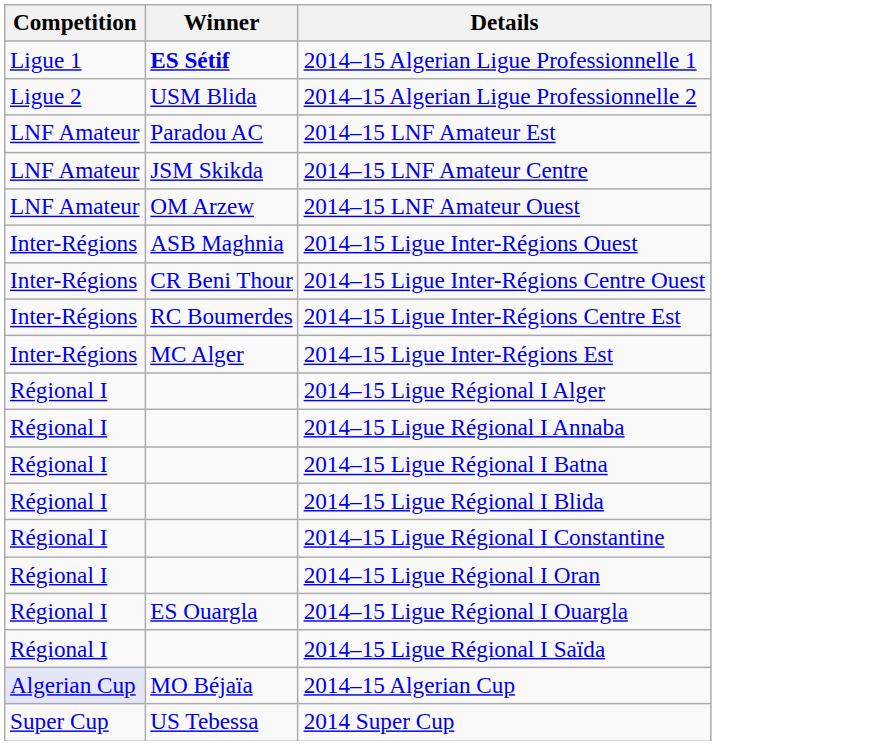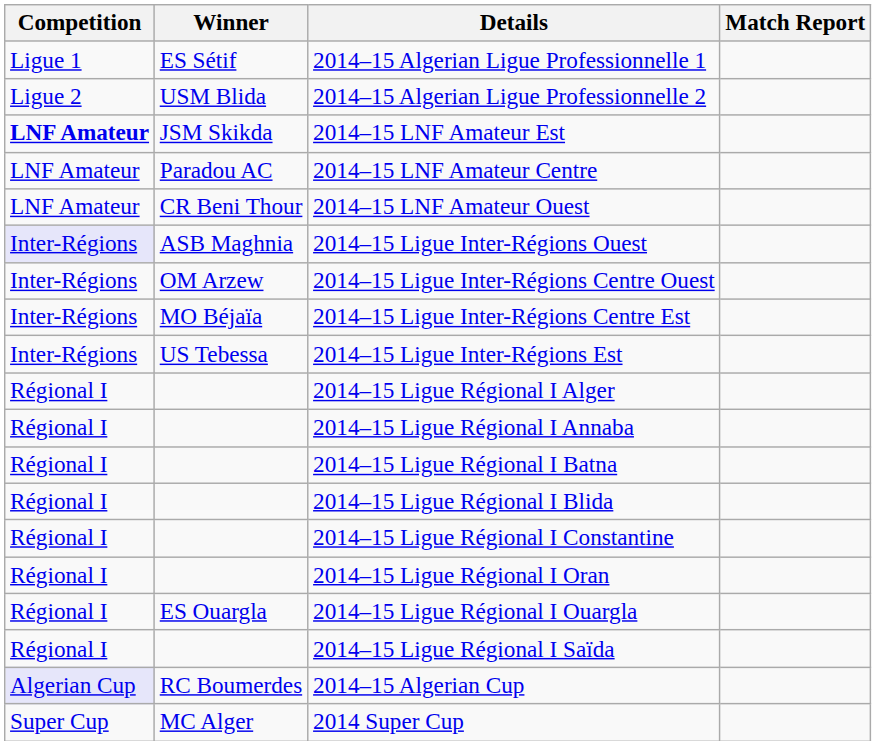+ column: (795, 22)
(190, 59) bold -> (198, 59) normal
(75, 133) normal -> (80, 133) bold
(207, 133) Paradou AC -> (216, 133) JSM Skikda
(207, 170) JSM Skikda -> (216, 170) Paradou AC
(202, 206) OM Arzew -> (231, 206) CR Beni Thour
(74, 243) no background -> (74, 243) lavender background
(222, 280) CR Beni Thour -> (212, 280) OM Arzew
(222, 317) RC Boumerdes -> (211, 317) MO Béjaïa
(197, 354) MC Alger -> (214, 354) US Tebessa
(202, 685) MO Béjaïa -> (231, 685) RC Boumerdes
(204, 721) US Tebessa -> (206, 721) MC Alger
